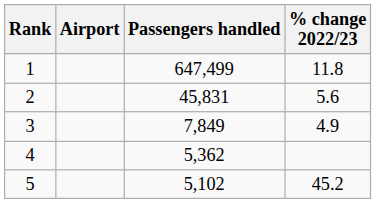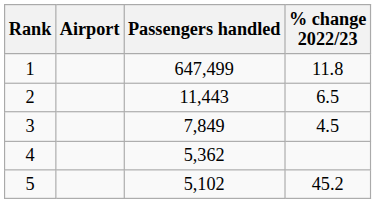(204, 97) 45,831 -> (204, 97) 11,443
(328, 97) 5.6 -> (328, 97) 6.5
(328, 126) 4.9 -> (328, 126) 4.5
